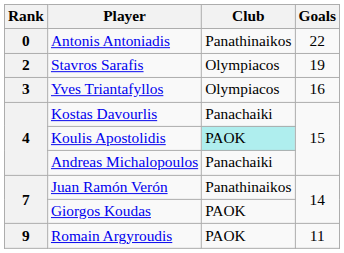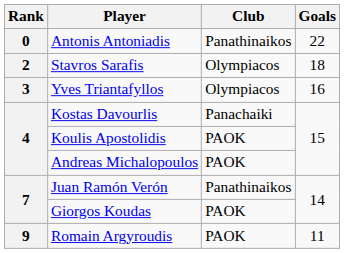(317, 65) 19 -> (317, 65) 18
(225, 138) paleturquoise background -> (225, 138) no background
(239, 162) Panachaiki -> (225, 162) PAOK
